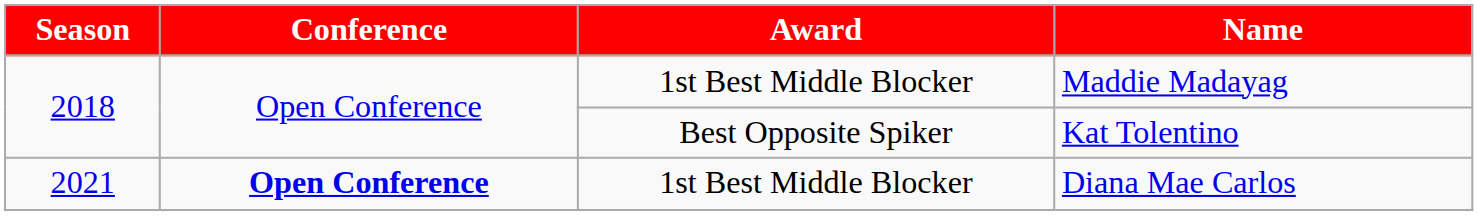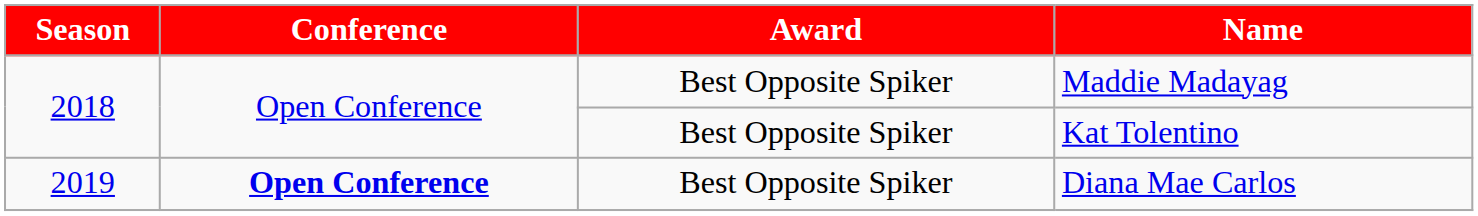(816, 81) 1st Best Middle Blocker -> (816, 81) Best Opposite Spiker
(83, 183) 2021 -> (83, 183) 2019
(816, 183) 1st Best Middle Blocker -> (816, 183) Best Opposite Spiker
